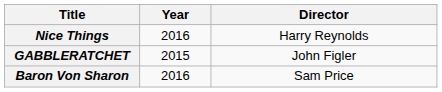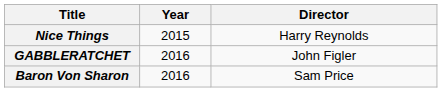(175, 35) 2016 -> (175, 35) 2015
(175, 55) 2015 -> (175, 55) 2016
